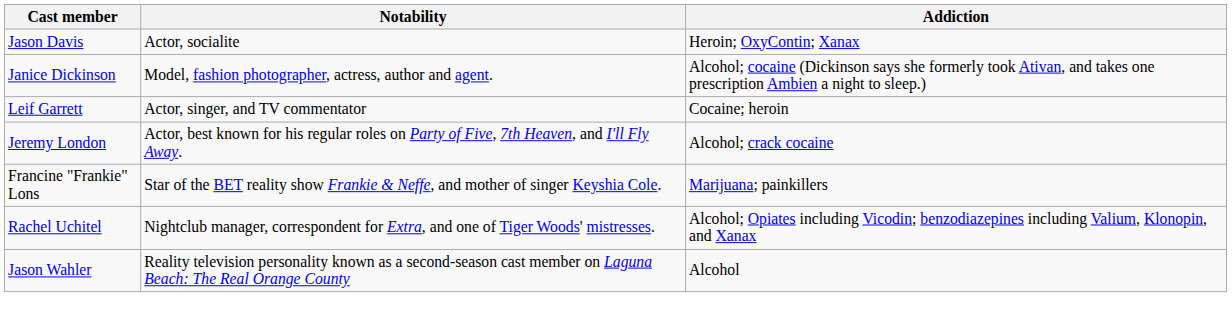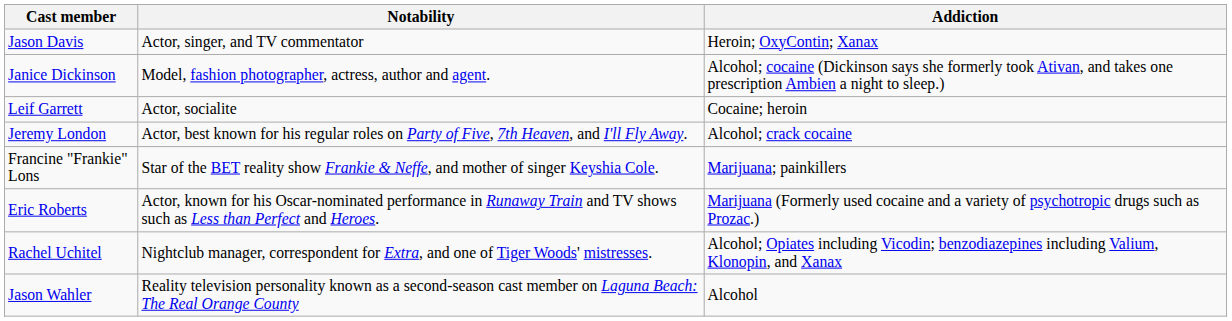(192, 41) Actor, socialite -> (252, 41) Actor, singer, and TV commentator
(255, 109) Actor, singer, and TV commentator -> (189, 109) Actor, socialite
+ row: (48, 210)
